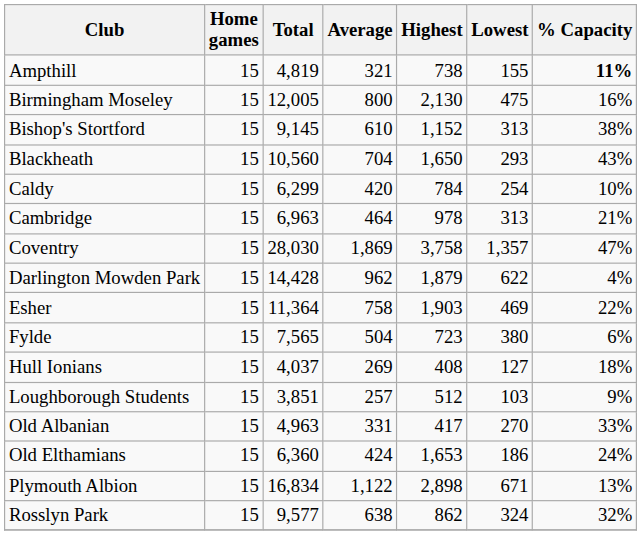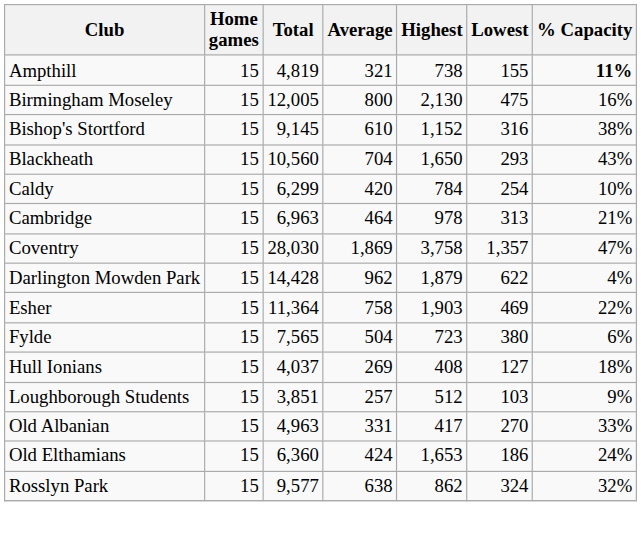(514, 129) 313 -> (514, 129) 316
- row: (73, 485)
